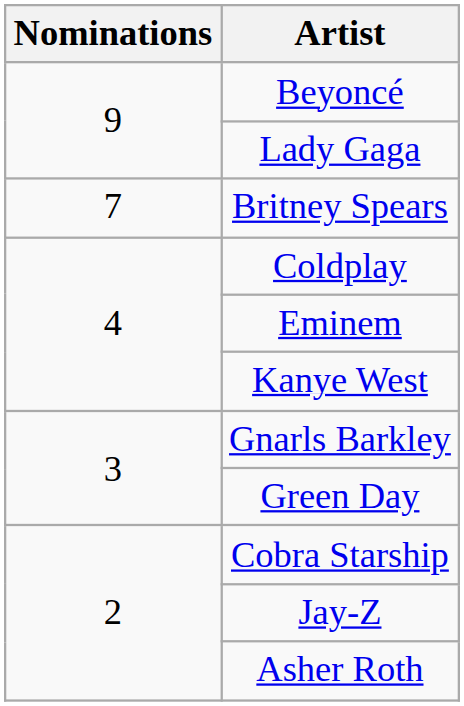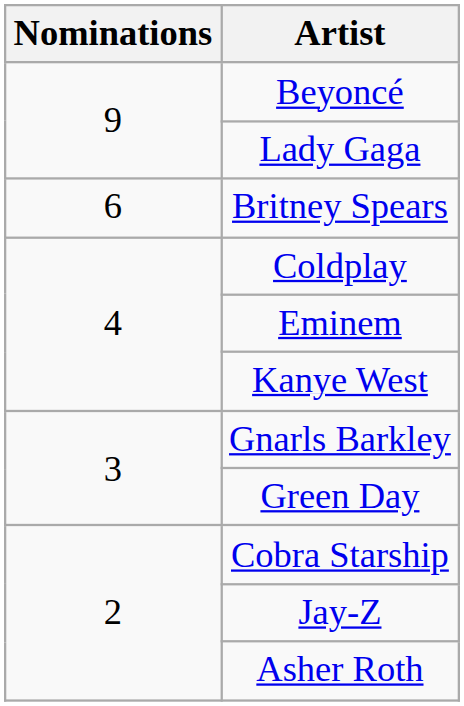(113, 206) 7 -> (113, 206) 6
